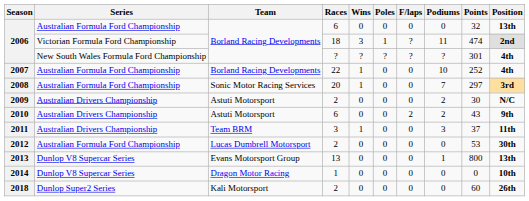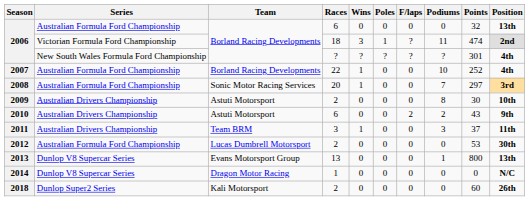(443, 100) 2 -> (443, 100) 8
(507, 100) N/C -> (507, 100) 10th
(507, 174) 10th -> (507, 174) N/C
